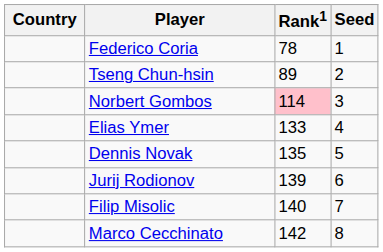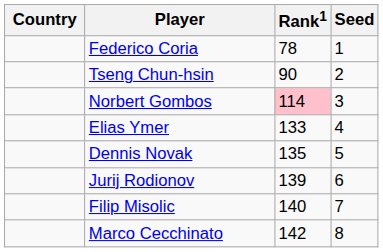(288, 74) 89 -> (288, 74) 90
